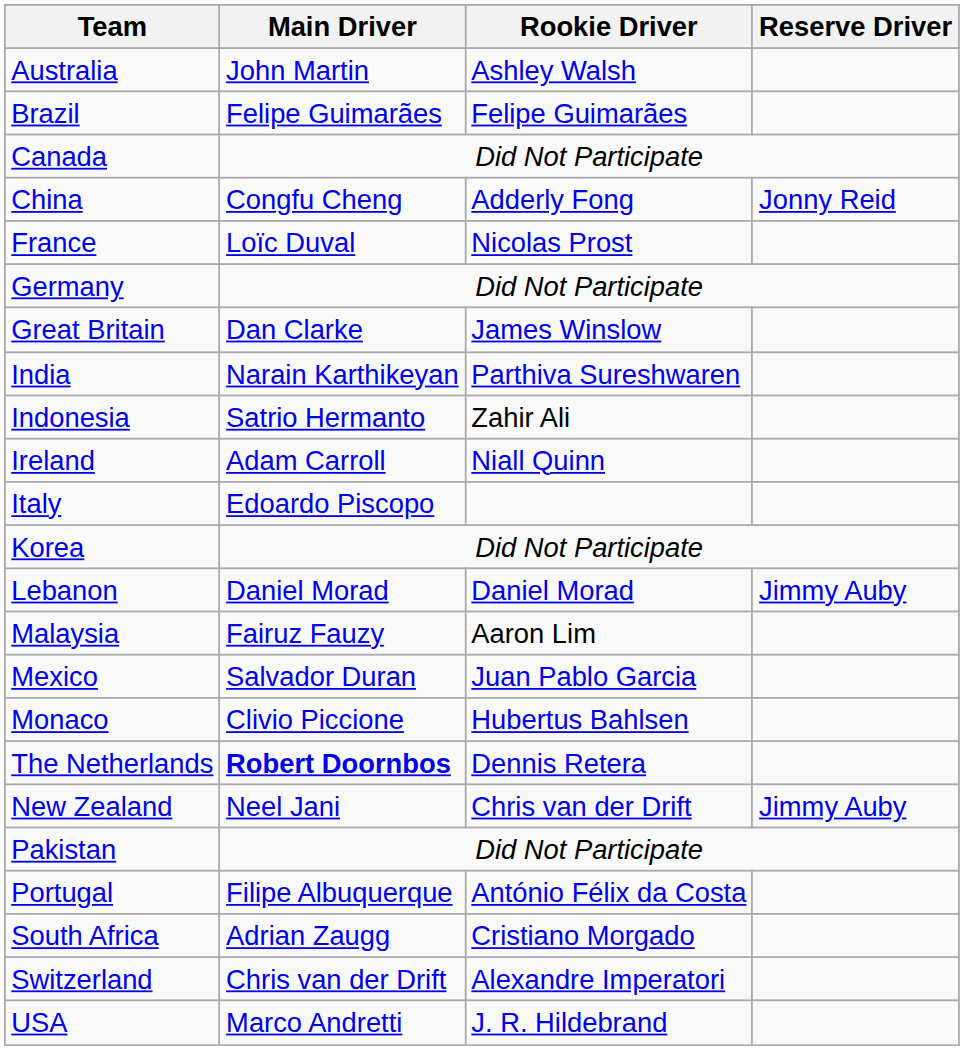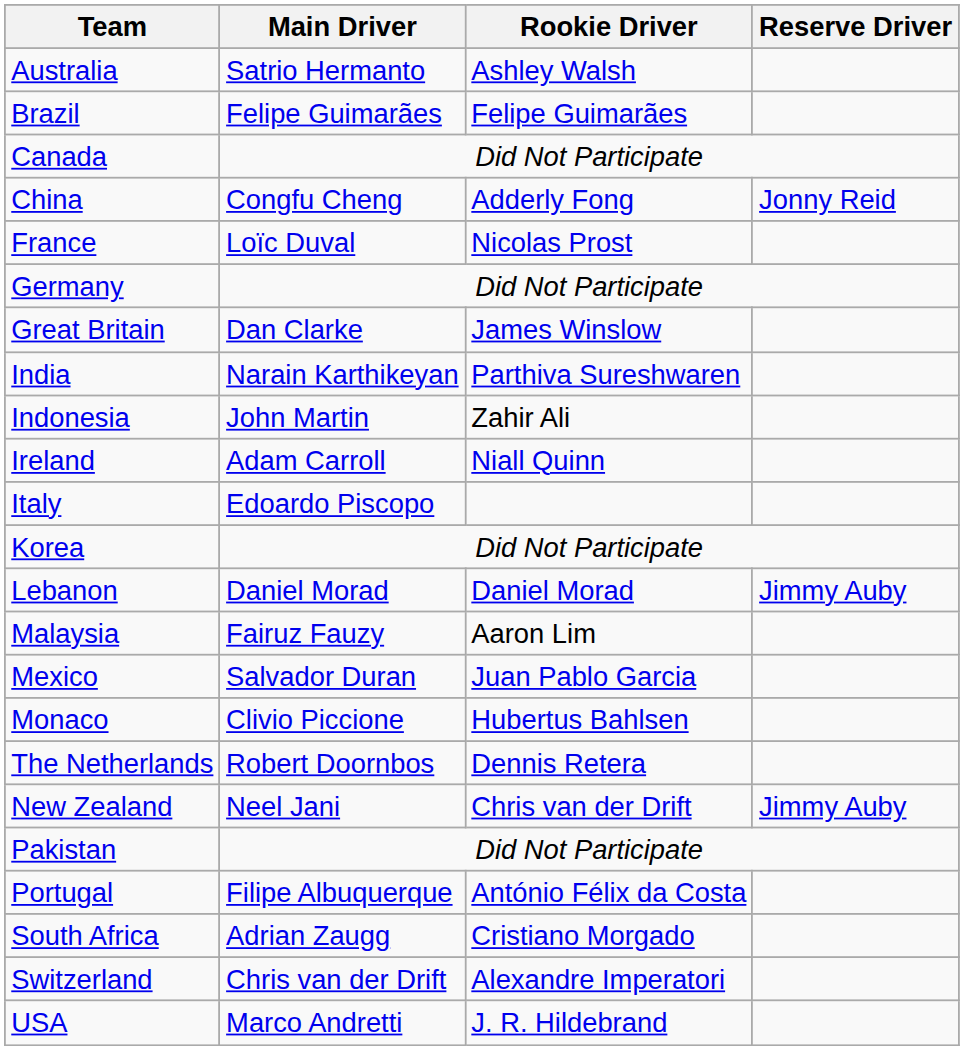(298, 70) John Martin -> (326, 70) Satrio Hermanto
(326, 417) Satrio Hermanto -> (298, 417) John Martin
(338, 763) bold -> (330, 763) normal
